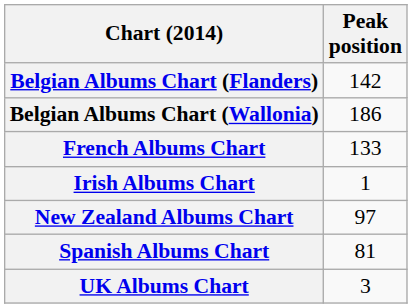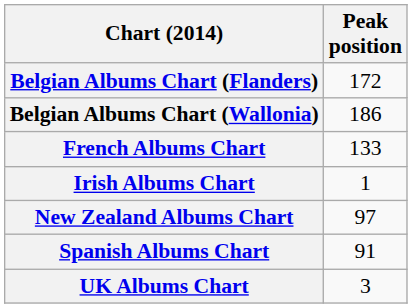(365, 80) 142 -> (365, 80) 172
(365, 251) 81 -> (365, 251) 91
